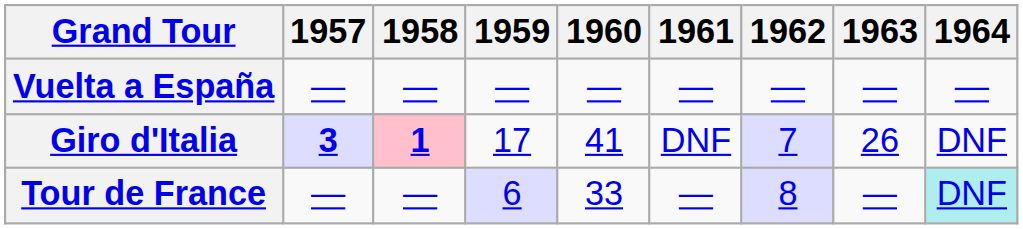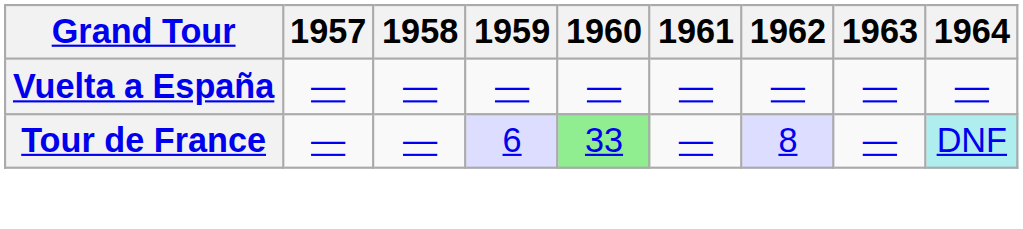- row: (144, 140)
(604, 194) no background -> (604, 140) lightgreen background
